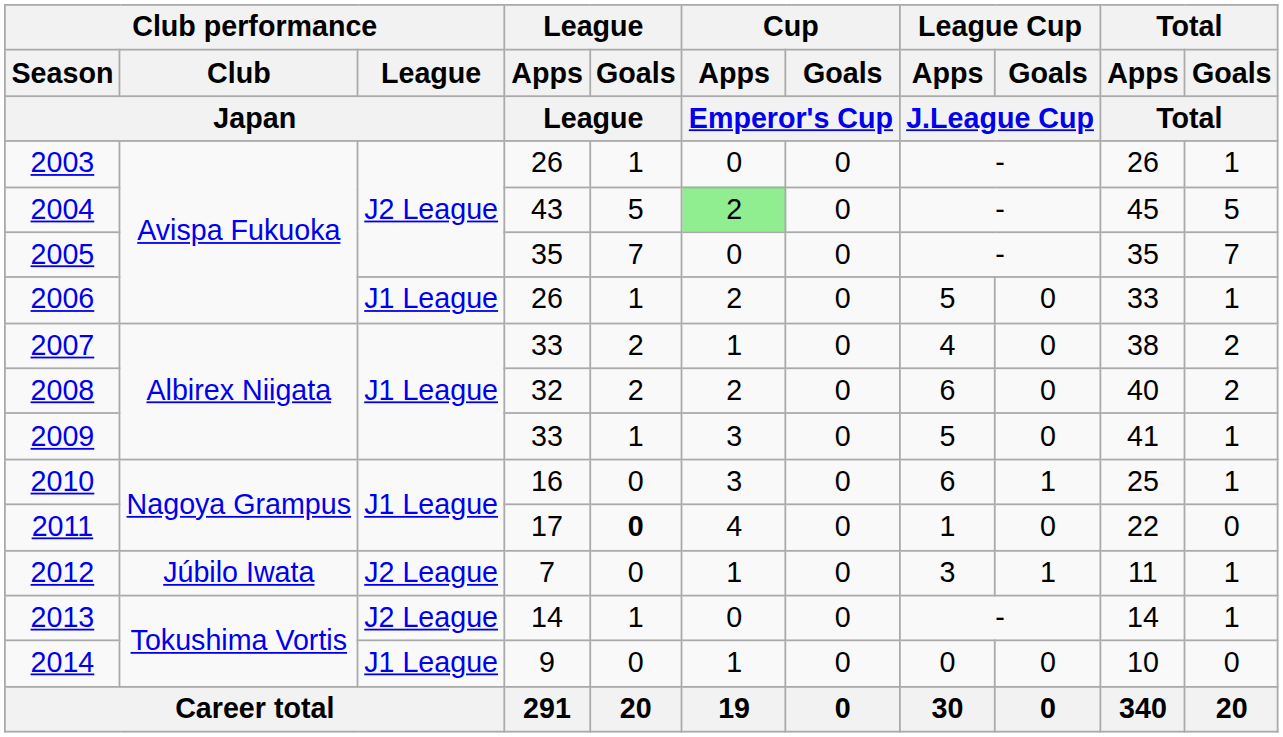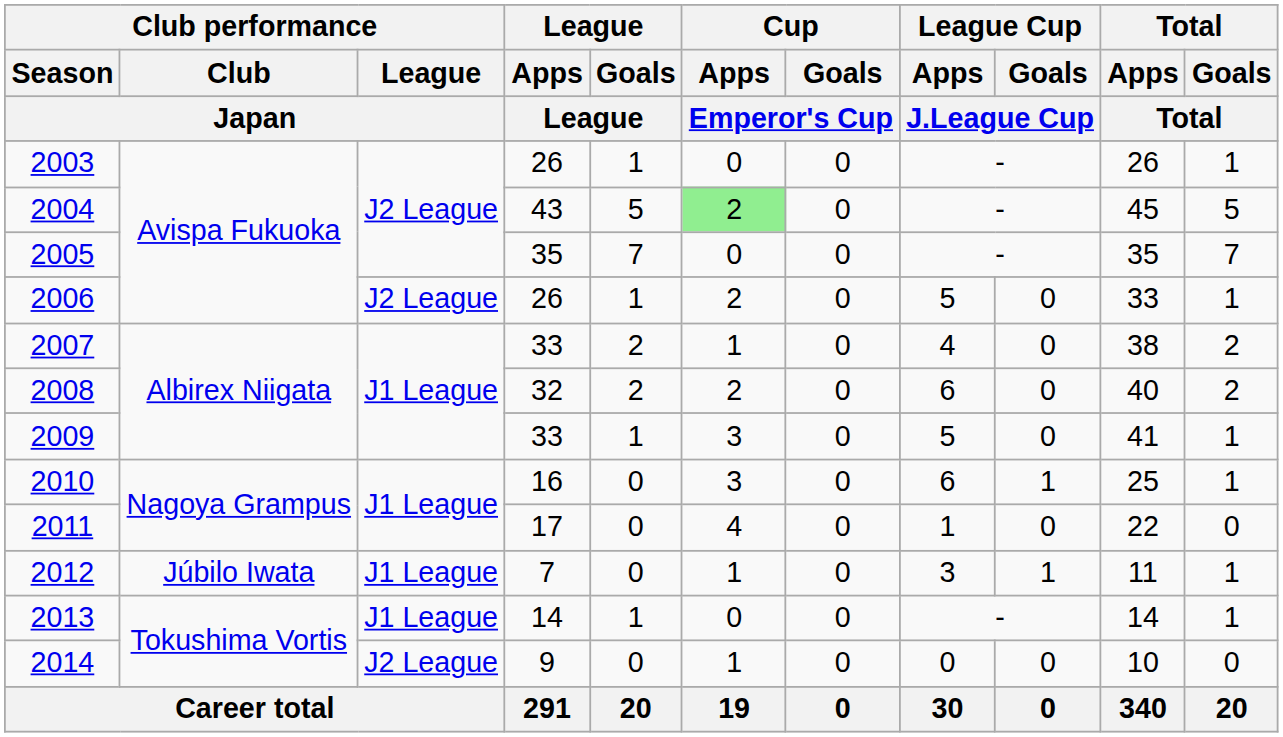(431, 299) J1 League -> (431, 299) J2 League
(636, 526) bold -> (636, 526) normal
(431, 572) J2 League -> (431, 572) J1 League
(431, 617) J2 League -> (431, 617) J1 League
(431, 663) J1 League -> (431, 663) J2 League
